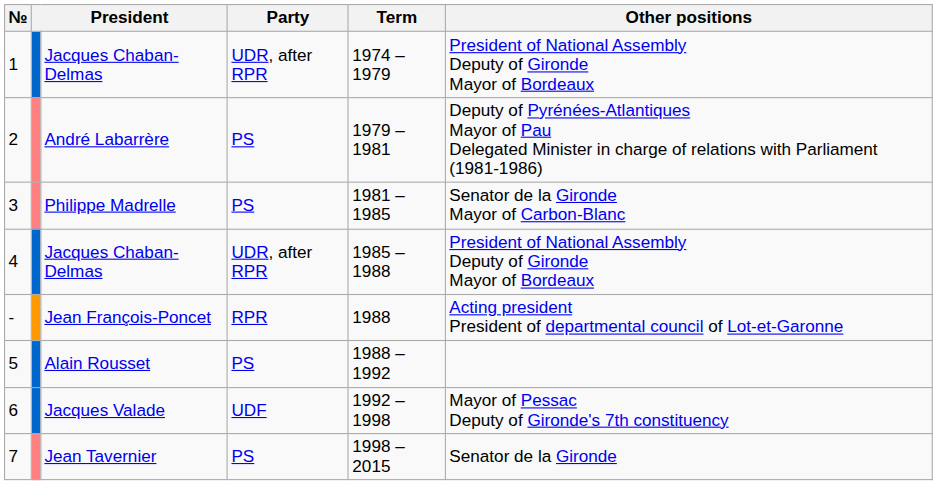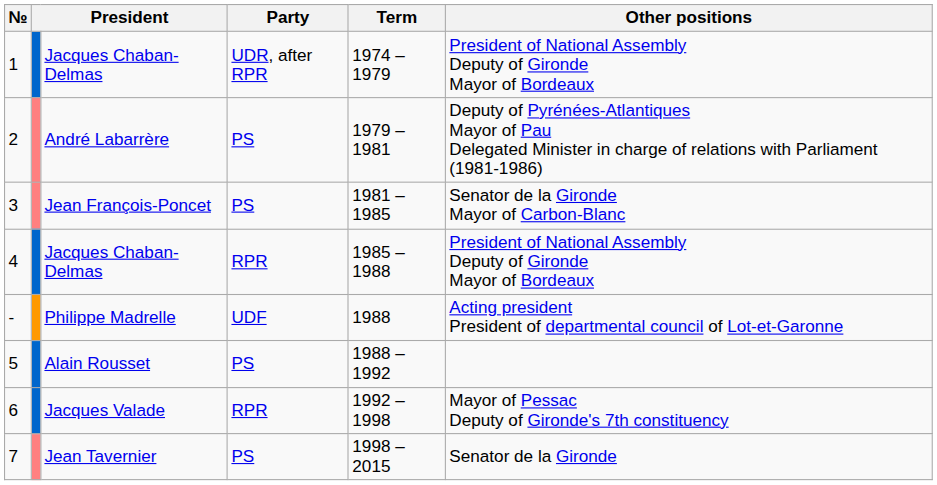(110, 205) Philippe Madrelle -> (128, 205) Jean François-Poncet
(272, 261) UDR, after RPR -> (250, 261) RPR
(128, 317) Jean François-Poncet -> (110, 317) Philippe Madrelle
(250, 317) RPR -> (249, 317) UDF
(249, 410) UDF -> (250, 410) RPR
